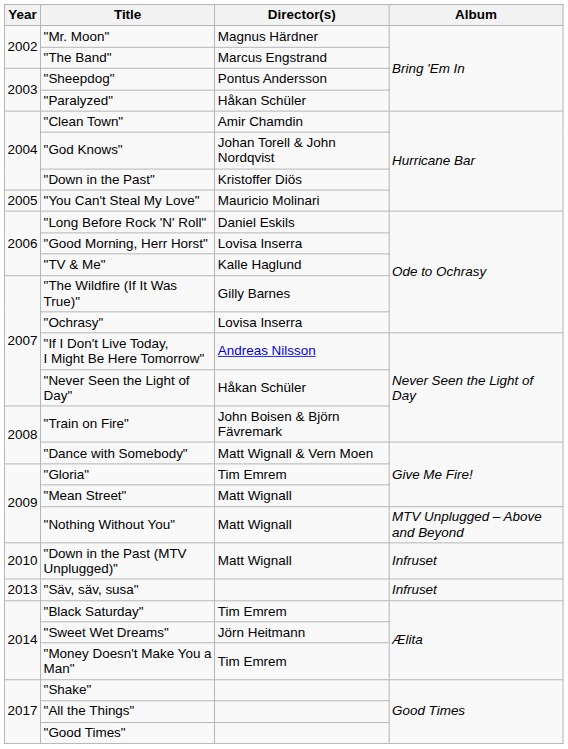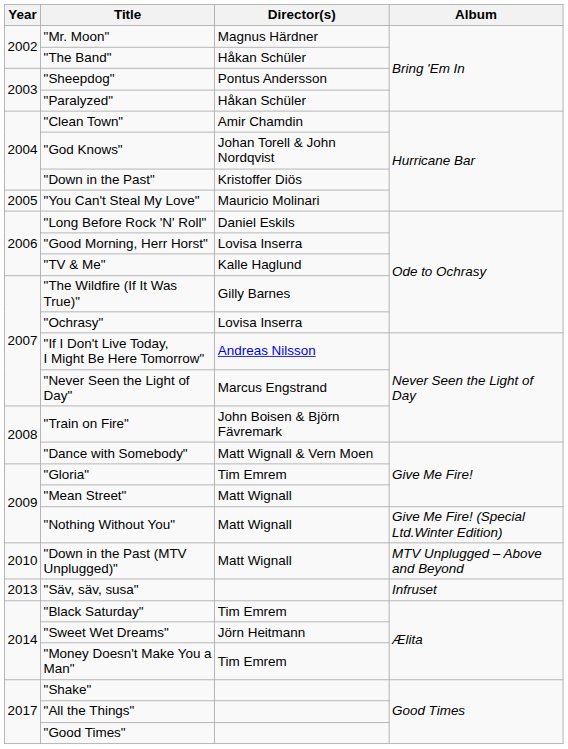(272, 57) Marcus Engstrand -> (262, 57) Håkan Schüler
(262, 387) Håkan Schüler -> (272, 387) Marcus Engstrand
(467, 524) MTV Unplugged – Above and Beyond -> (458, 524) Give Me Fire! (Special Ltd.Winter Edition)
(414, 561) Infruset -> (467, 561) MTV Unplugged – Above and Beyond
